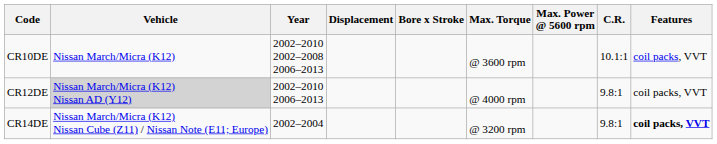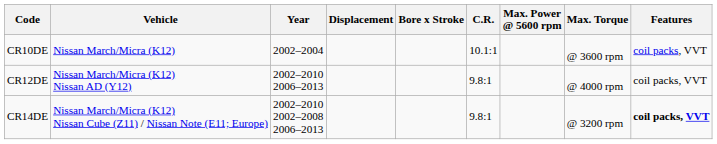columns swapped: (614, 19) <-> (500, 19)
(298, 56) 2002–2010 2002–2008 2006–2013 -> (298, 50) 2002–2004
(114, 93) lightgrey background -> (114, 80) no background
(298, 123) 2002–2004 -> (298, 117) 2002–2010 2002–2008 2006–2013
